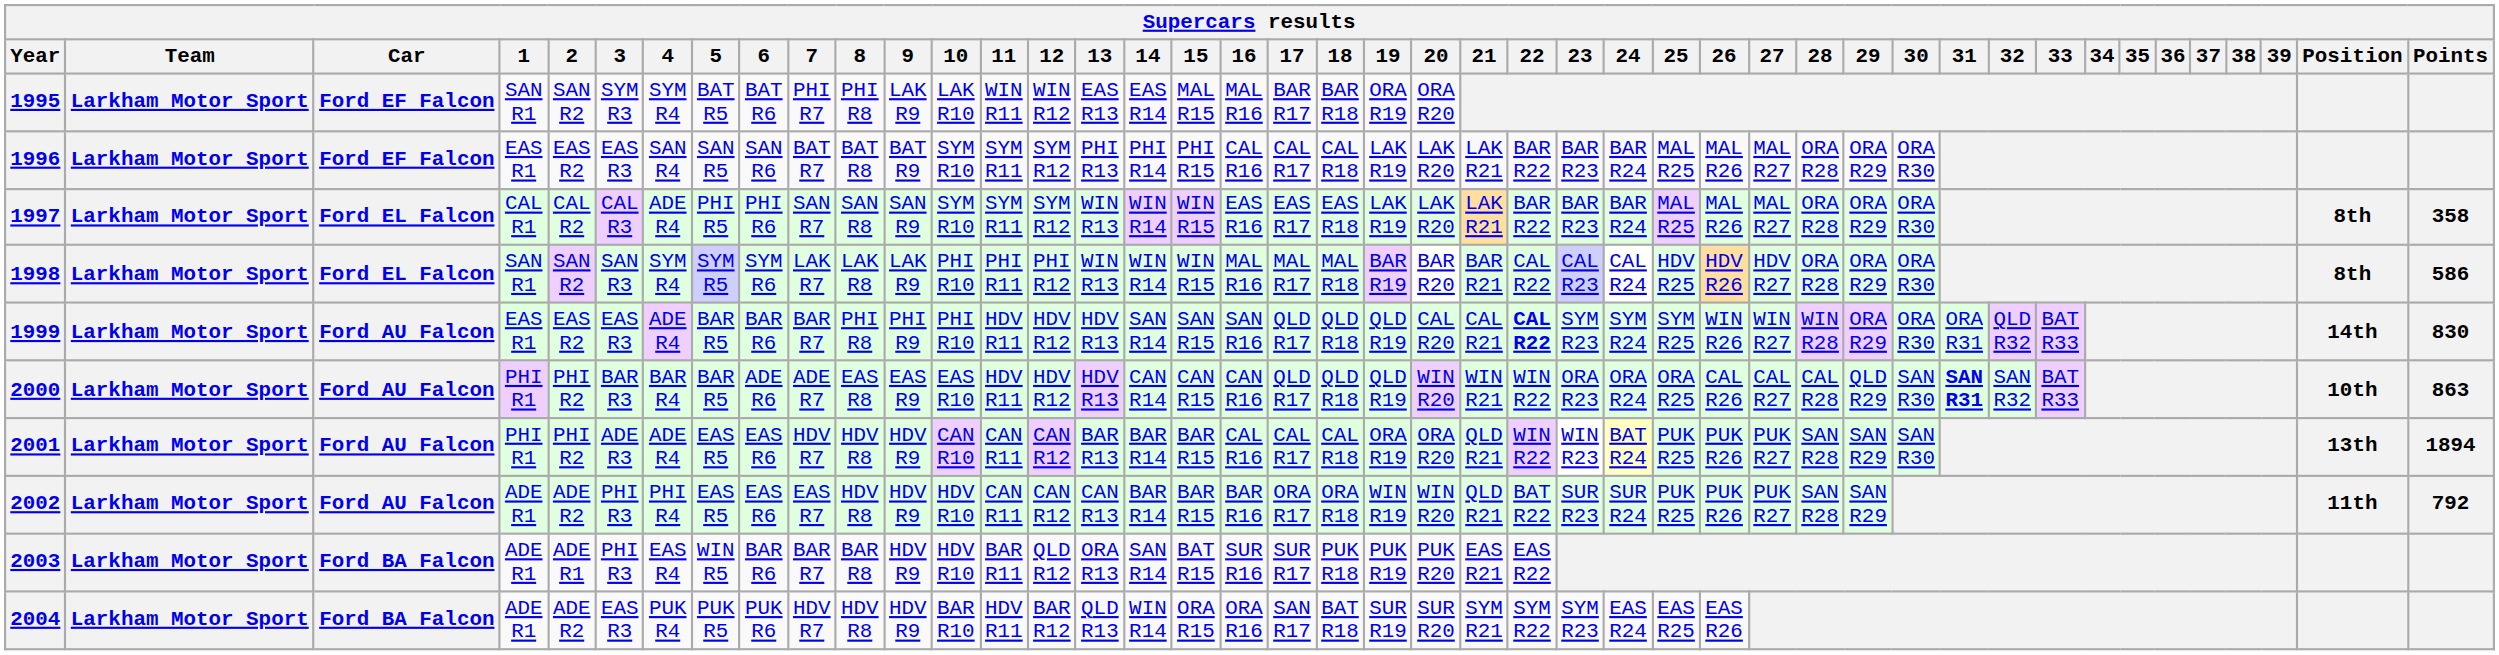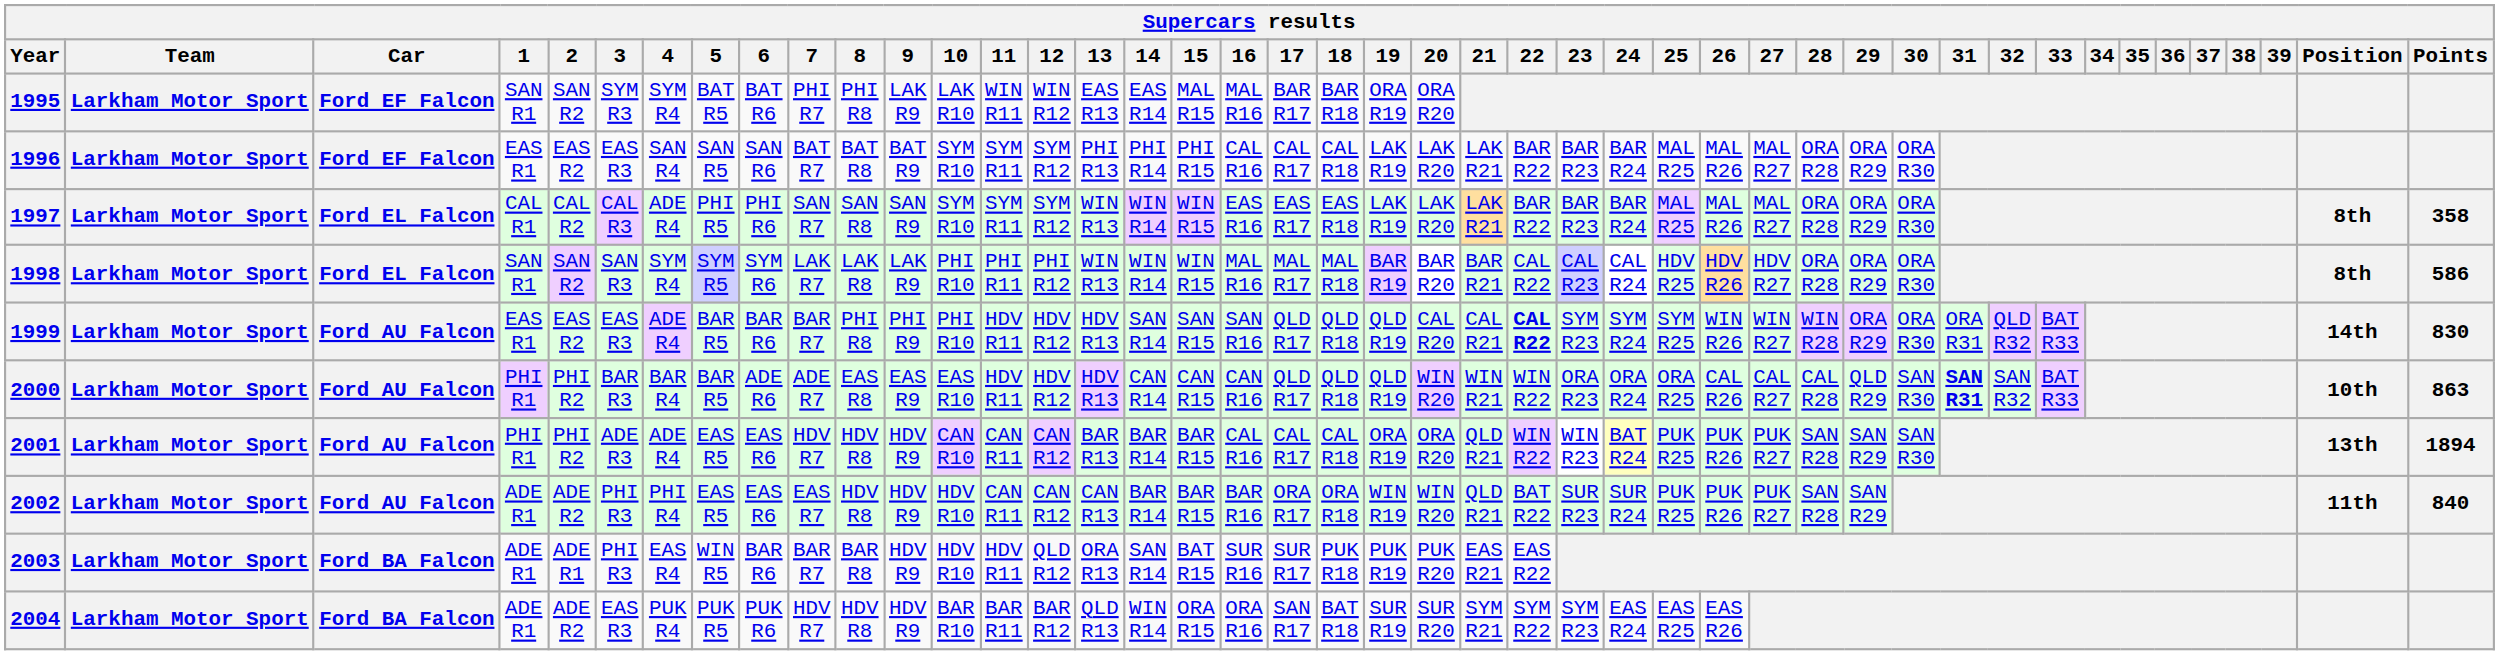(2450, 504) 792 -> (2450, 504) 840
(1004, 562) BAR R11 -> (1004, 562) HDV R11
(1004, 619) HDV R11 -> (1004, 619) BAR R11
